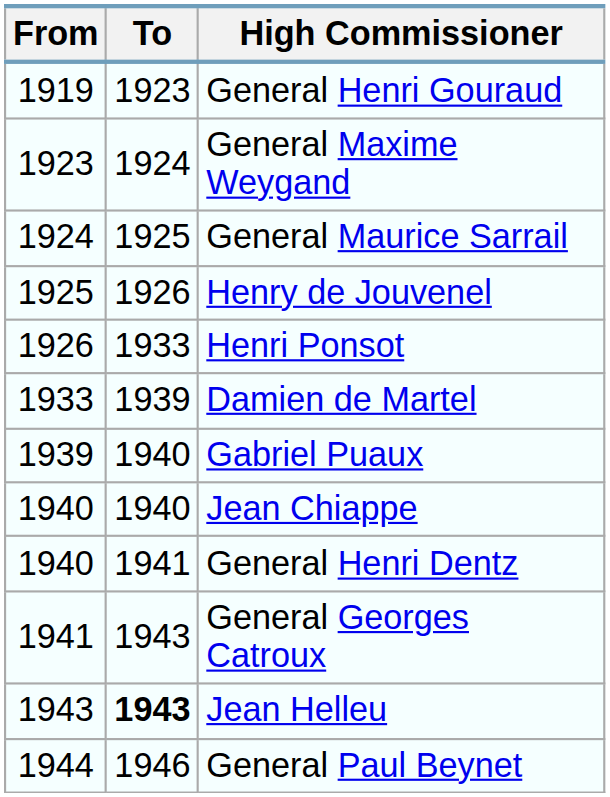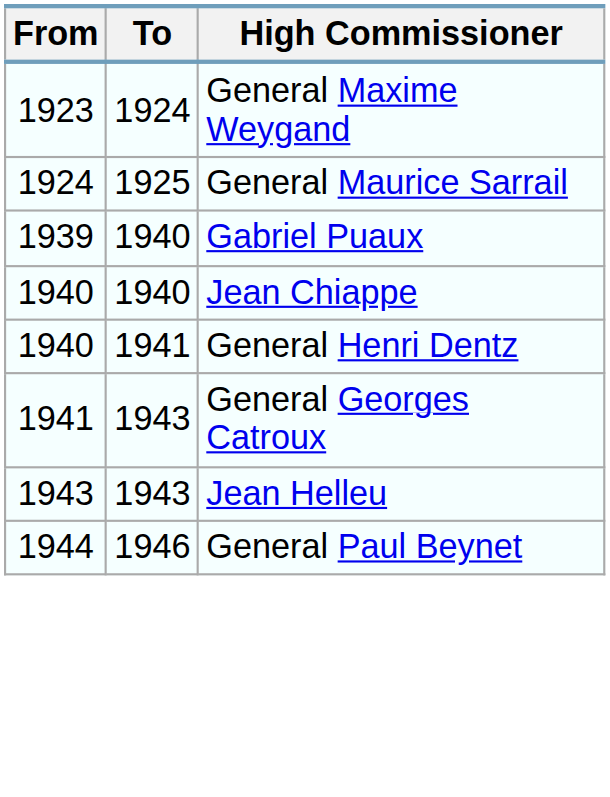- row: (384, 90)
- row: (349, 291)
- row: (305, 345)
- row: (341, 400)
(152, 710) bold -> (152, 493) normal
